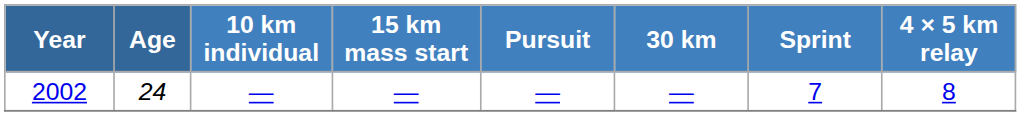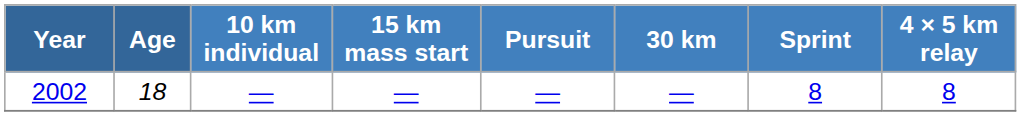(152, 92) 24 -> (152, 92) 18
(815, 92) 7 -> (815, 92) 8
